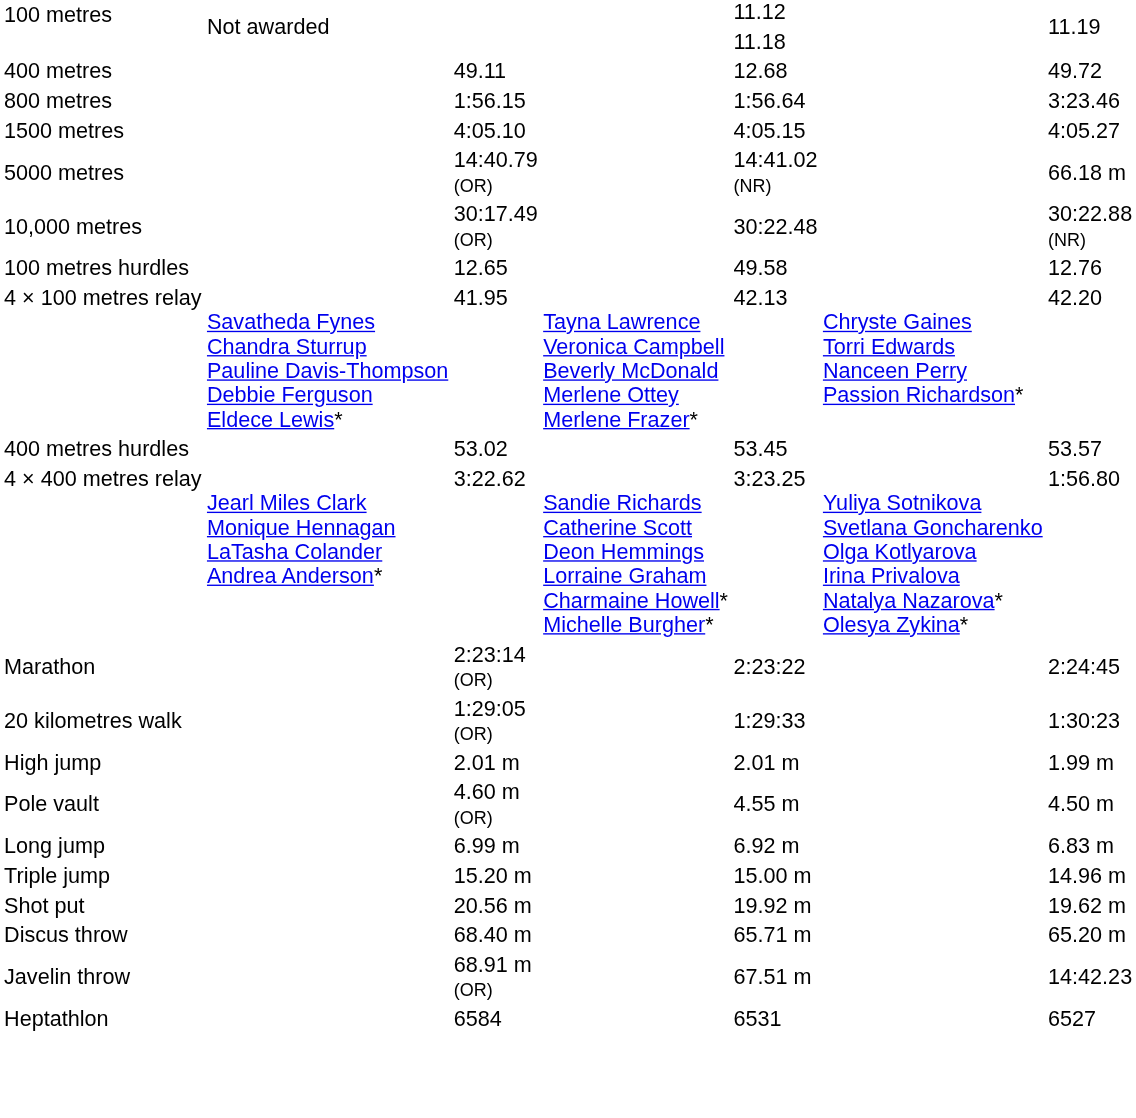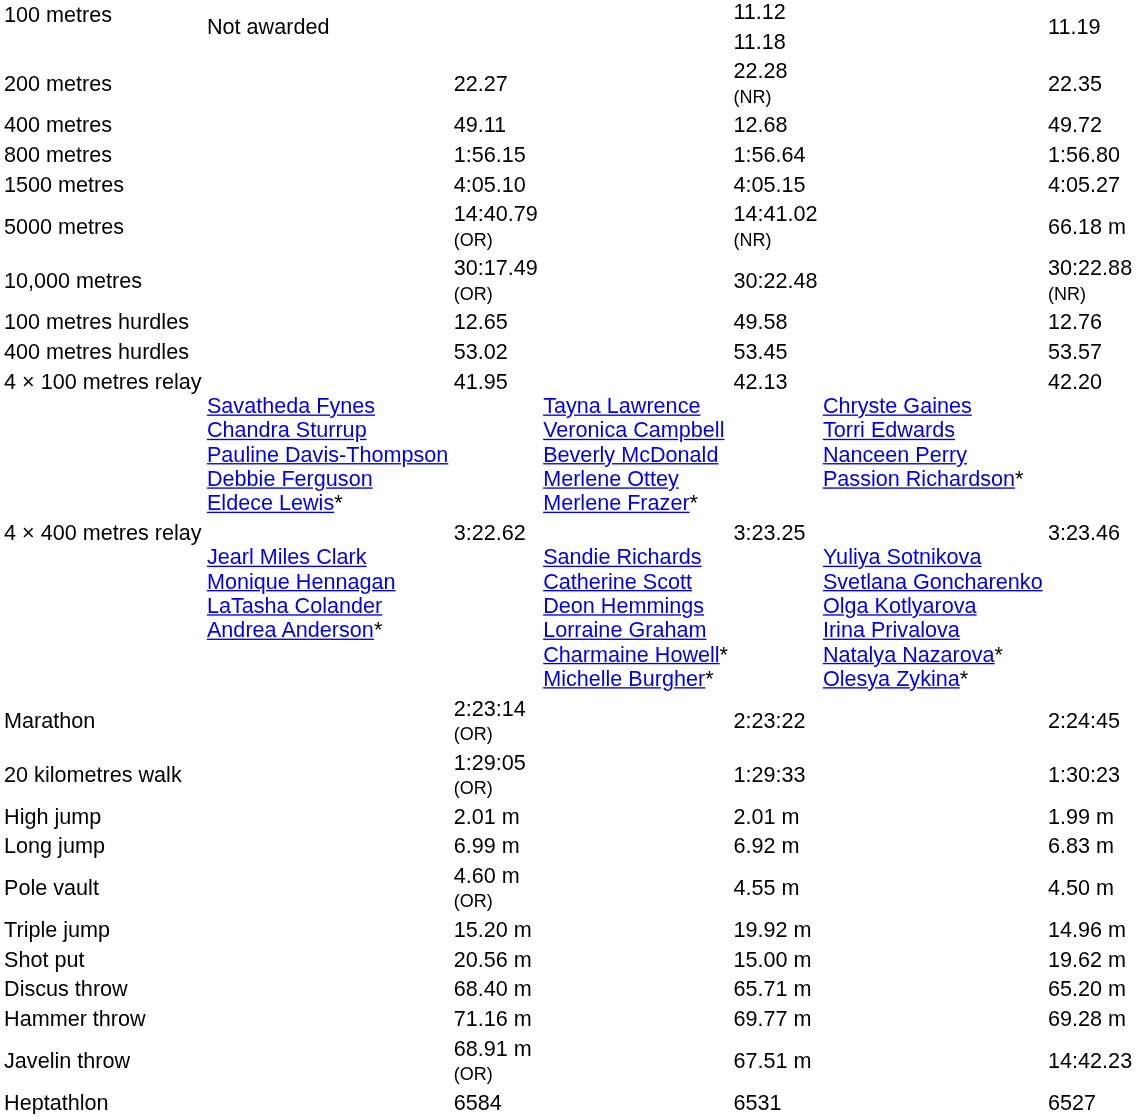+ row: (58, 83)
(1084, 101) 3:23.46 -> (1084, 155) 1:56.80
rows swapped: (97, 449) <-> (103, 298)
(1084, 479) 1:56.80 -> (1084, 533) 3:23.46
rows swapped: (51, 804) <-> (54, 846)
(772, 876) 15.00 m -> (772, 930) 19.92 m
(772, 905) 19.92 m -> (772, 959) 15.00 m
+ row: (75, 1019)
